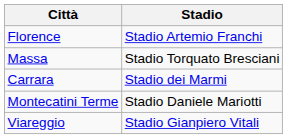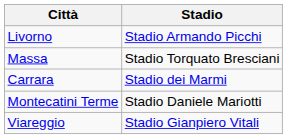- row: (34, 36)
+ row: (30, 36)
